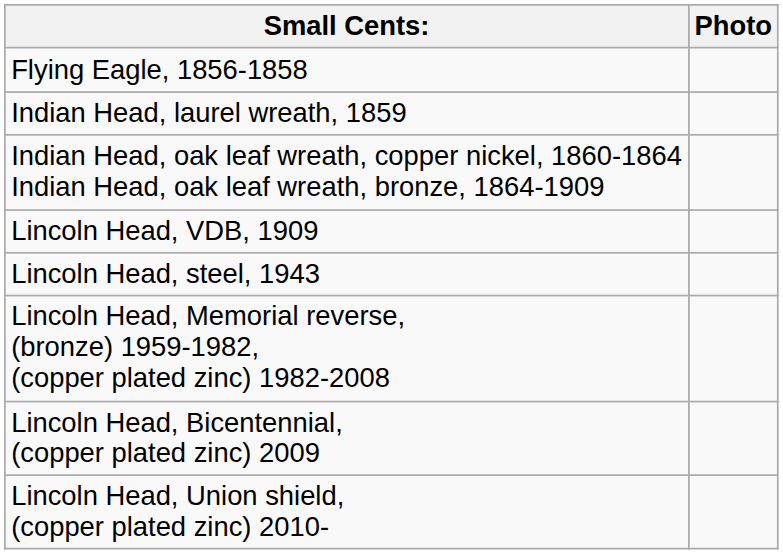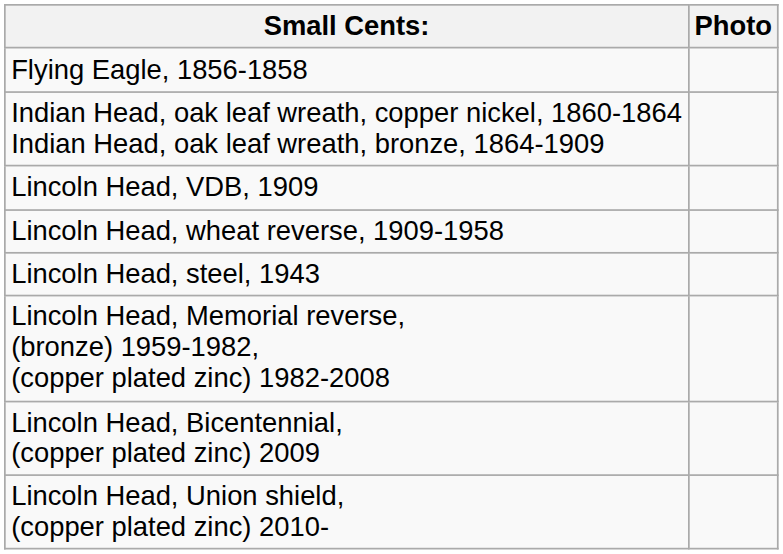- row: (209, 112)
+ row: (258, 230)
